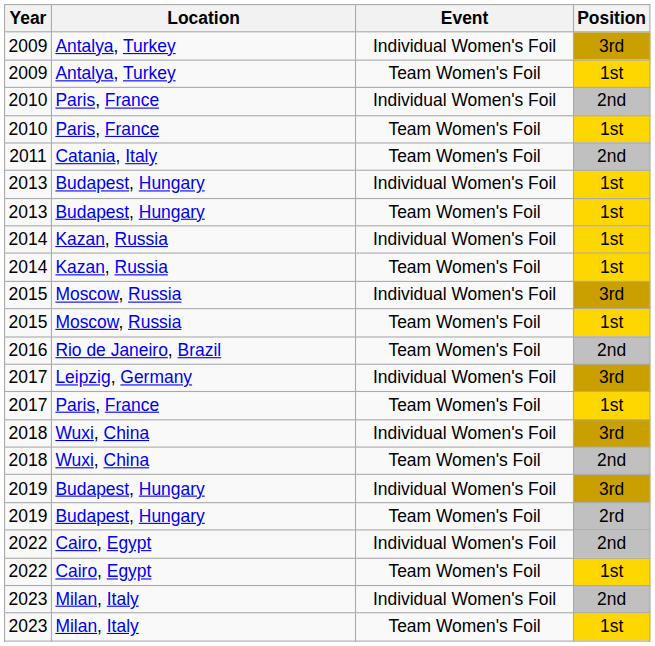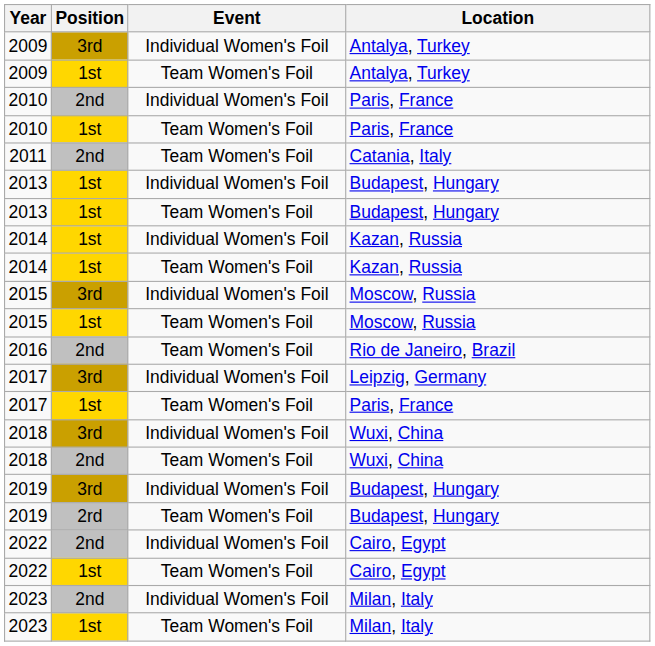columns swapped: (204, 18) <-> (612, 18)
